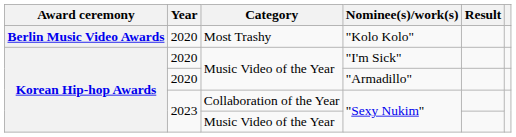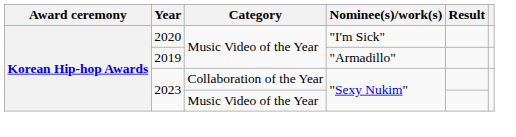- row: (238, 36)
(184, 79) 2020 -> (168, 57) 2019
